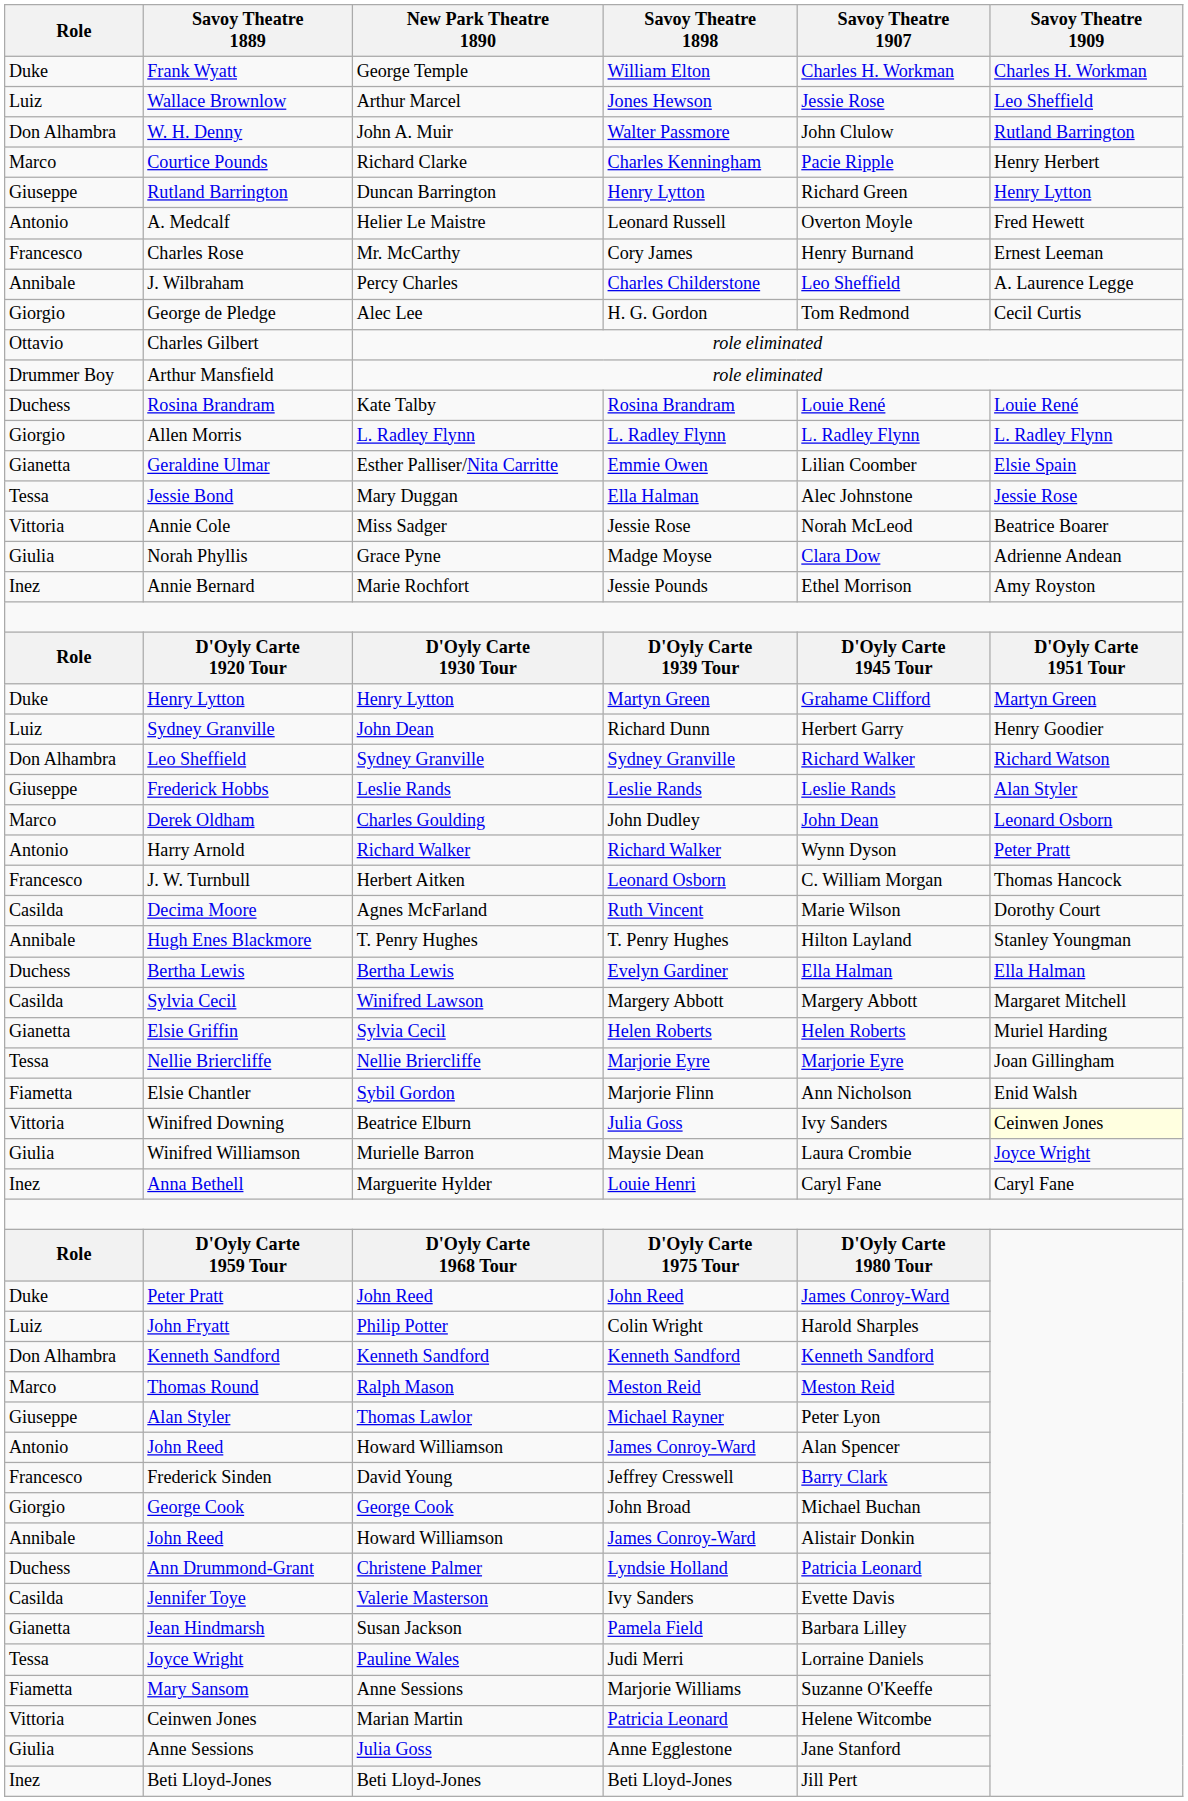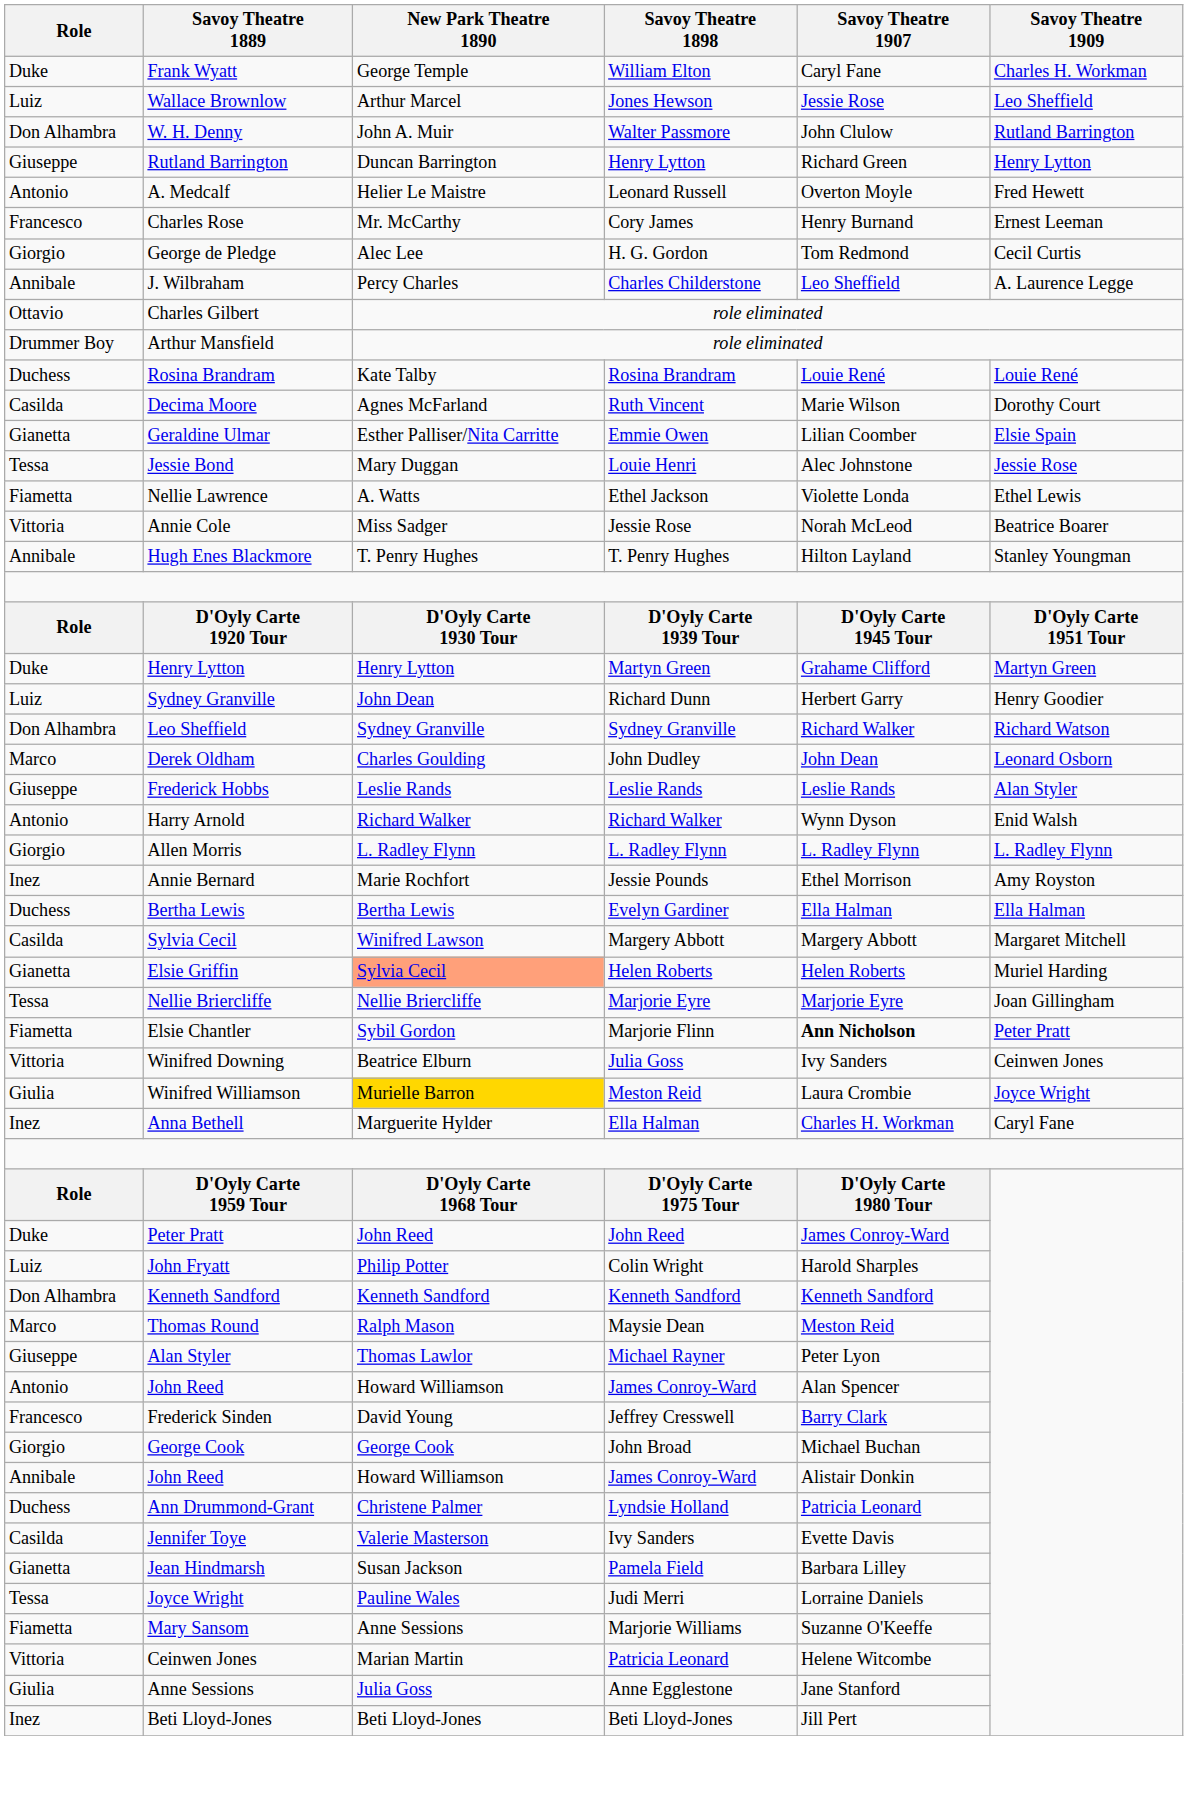(878, 71) Charles H. Workman -> (841, 71) Caryl Fane
- row: (33, 162)
rows swapped: (37, 314) <-> (42, 283)
rows swapped: (36, 911) <-> (37, 435)
(653, 495) Ella Halman -> (652, 465) Louie Henri
+ row: (41, 495)
- row: (32, 556)
rows swapped: (24, 586) <-> (42, 941)
rows swapped: (33, 820) <-> (43, 790)
(1032, 850) Peter Pratt -> (1036, 820) Enid Walsh
- row: (46, 880)
(401, 1032) no background -> (402, 971) lightsalmon background
(856, 1092) normal -> (858, 1032) bold
(1036, 1092) Enid Walsh -> (1032, 1032) Peter Pratt
(1049, 1123) lightyellow background -> (1049, 1062) no background
(415, 1153) no background -> (416, 1092) gold background
(656, 1153) Maysie Dean -> (655, 1092) Meston Reid
(652, 1183) Louie Henri -> (654, 1123) Ella Halman
(841, 1183) Caryl Fane -> (877, 1123) Charles H. Workman
(654, 1387) Meston Reid -> (656, 1326) Maysie Dean
